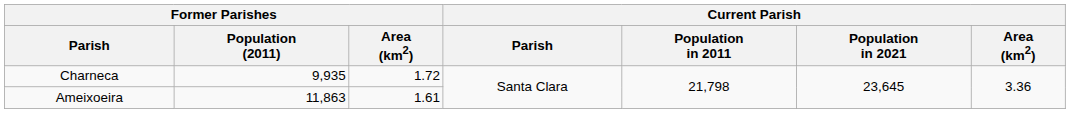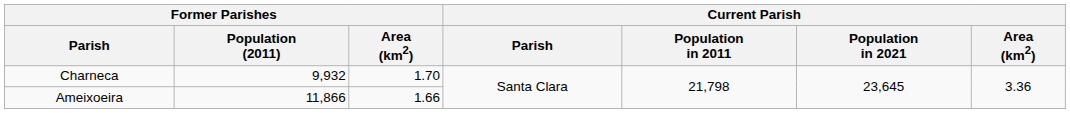(329, 76) 9,935 -> (329, 76) 9,932
(427, 76) 1.72 -> (427, 76) 1.70
(326, 97) 11,863 -> (326, 97) 11,866
(427, 97) 1.61 -> (427, 97) 1.66
